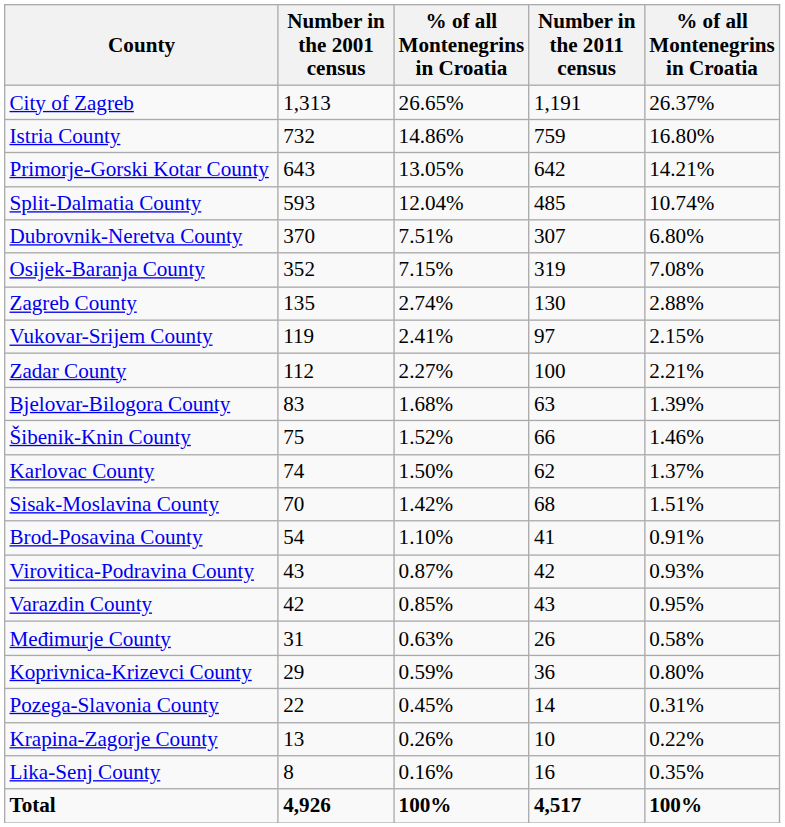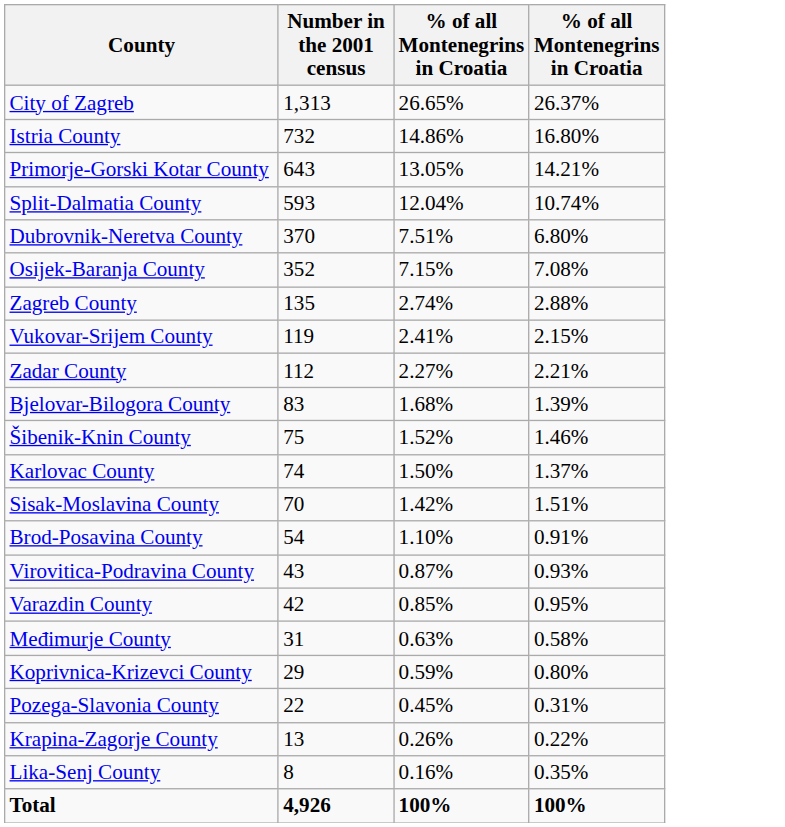- column: (587, 45)
